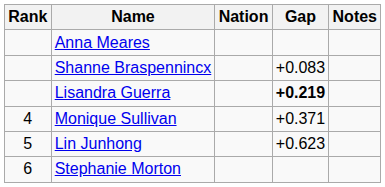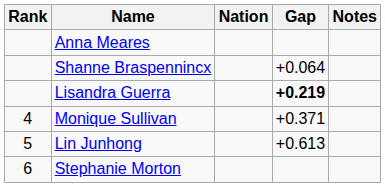(300, 67) +0.083 -> (300, 67) +0.064
(300, 144) +0.623 -> (300, 144) +0.613
